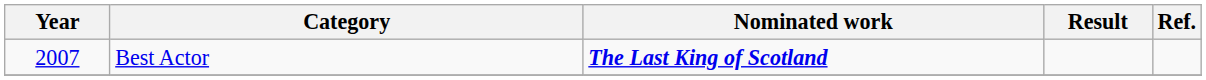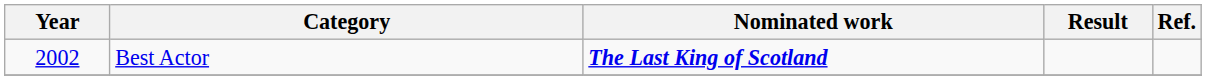(57, 57) 2007 -> (57, 57) 2002
